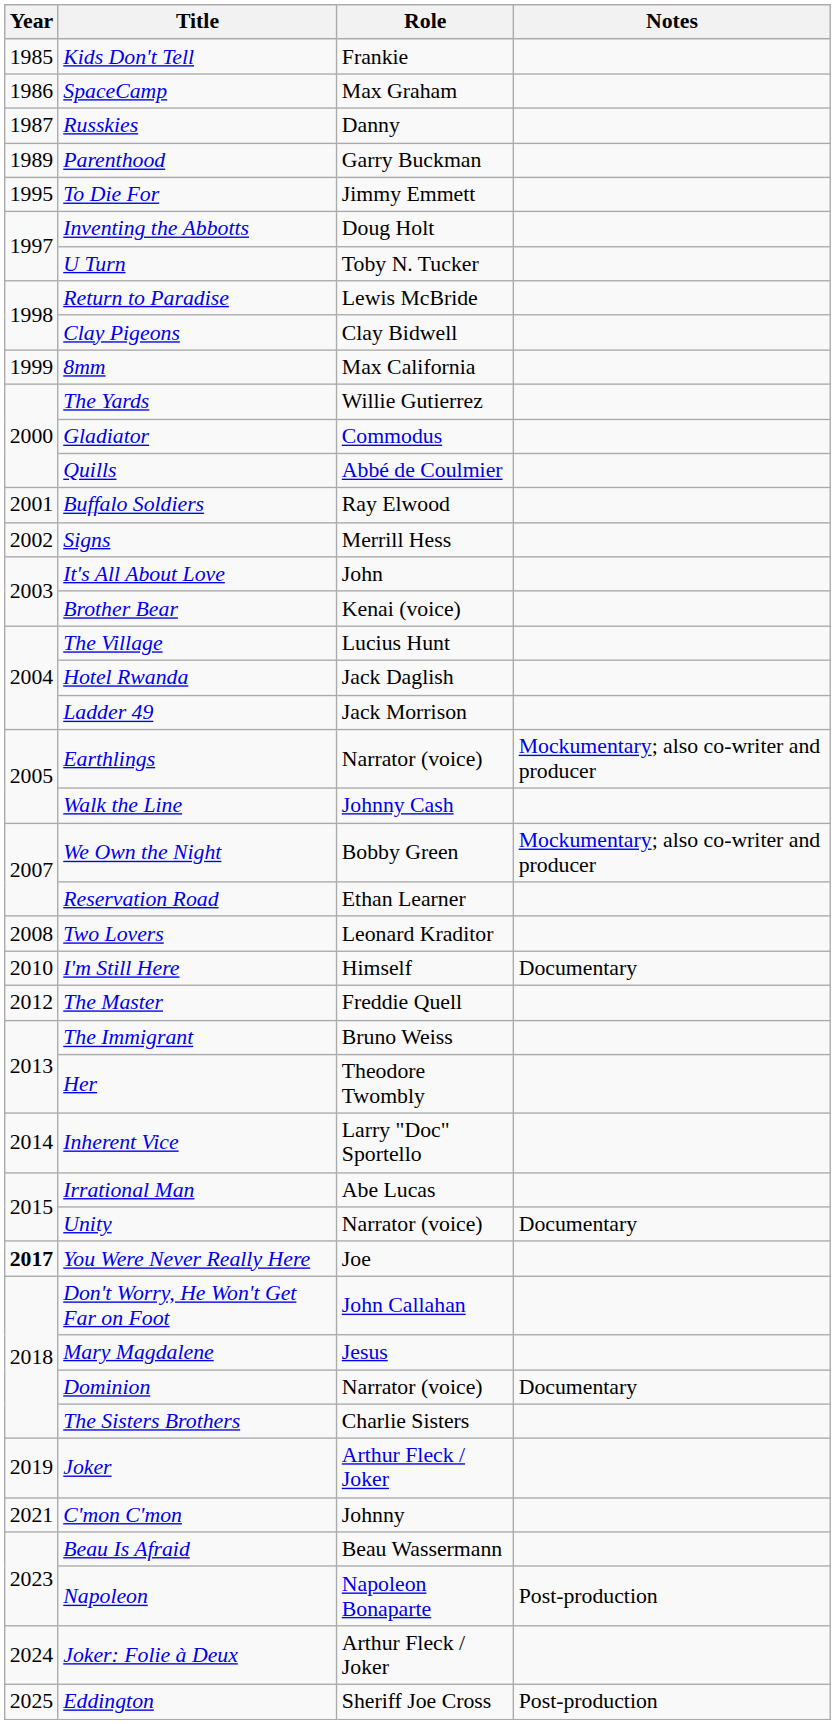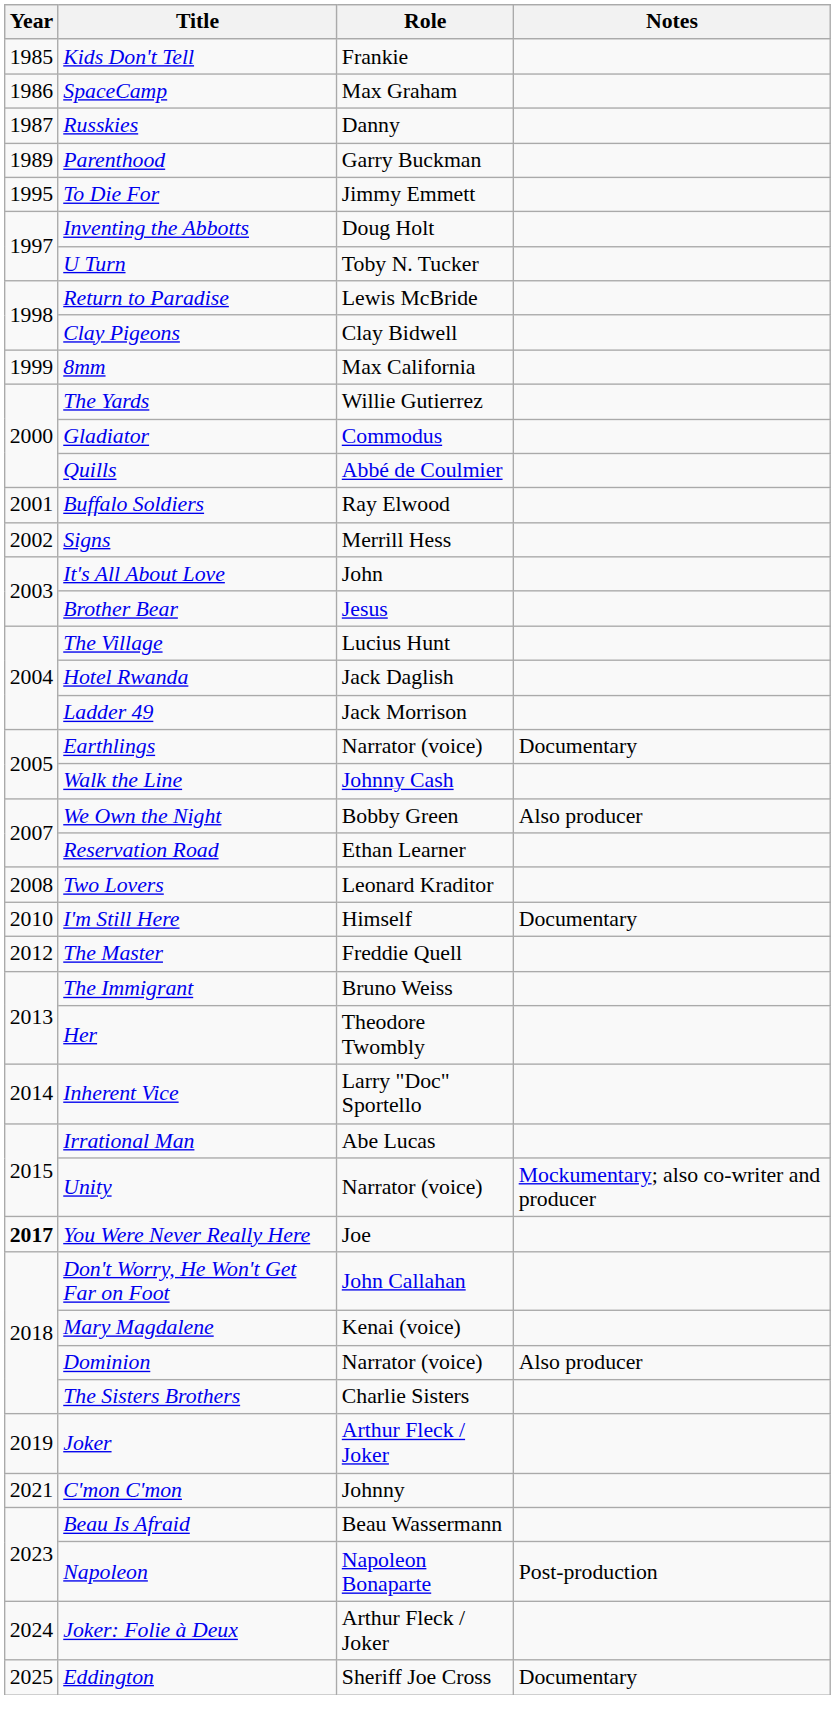(401, 608) Kenai (voice) -> (365, 608) Jesus
(669, 758) Mockumentary; also co-writer and producer -> (578, 746) Documentary
(669, 852) Mockumentary; also co-writer and producer -> (581, 815) Also producer
(578, 1223) Documentary -> (669, 1187) Mockumentary; also co-writer and producer
(365, 1352) Jesus -> (401, 1327) Kenai (voice)
(578, 1386) Documentary -> (581, 1362) Also producer
(588, 1701) Post-production -> (578, 1677) Documentary
